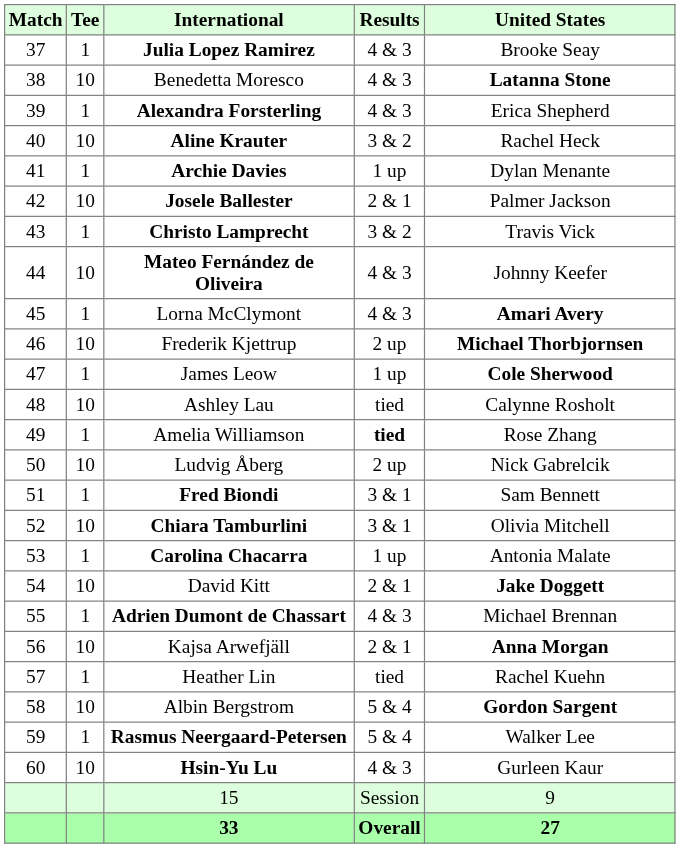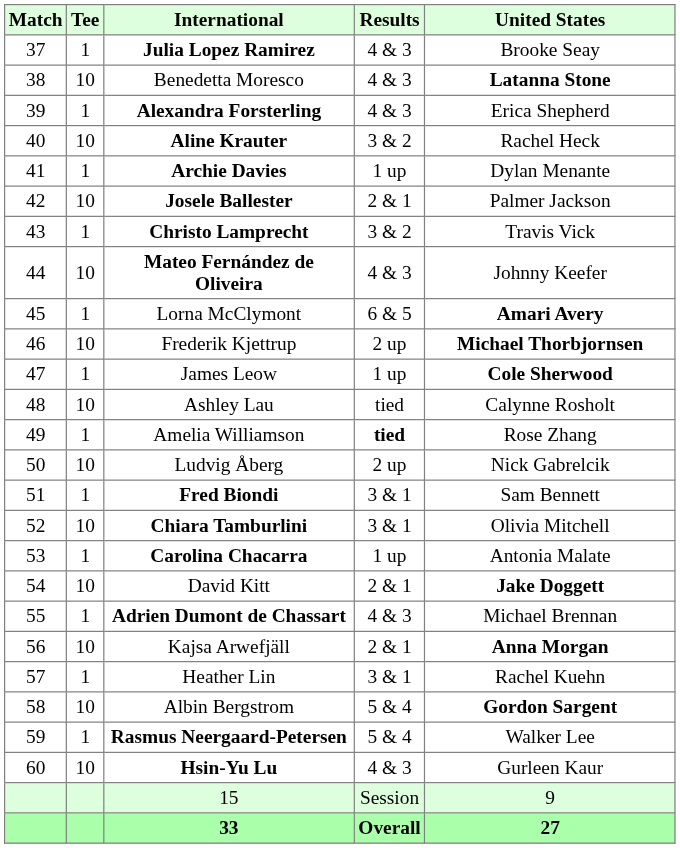(390, 313) 4 & 3 -> (390, 313) 6 & 5
(390, 676) tied -> (390, 676) 3 & 1
